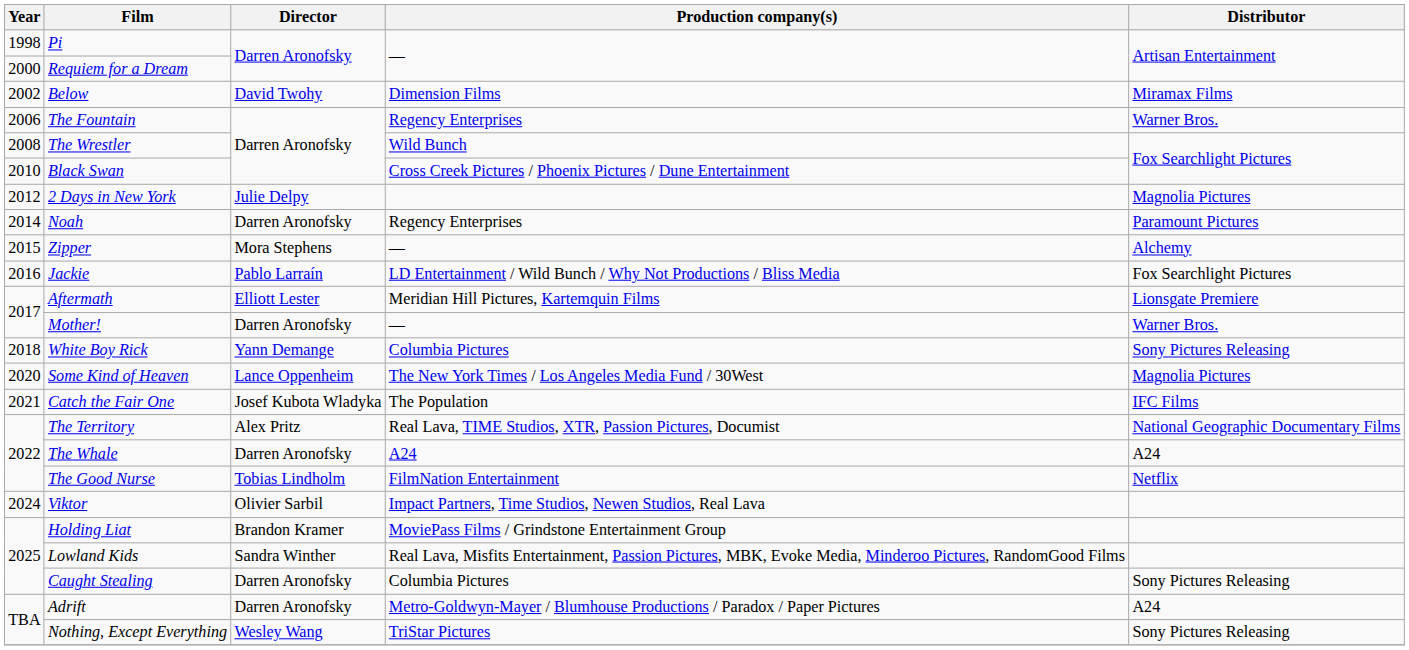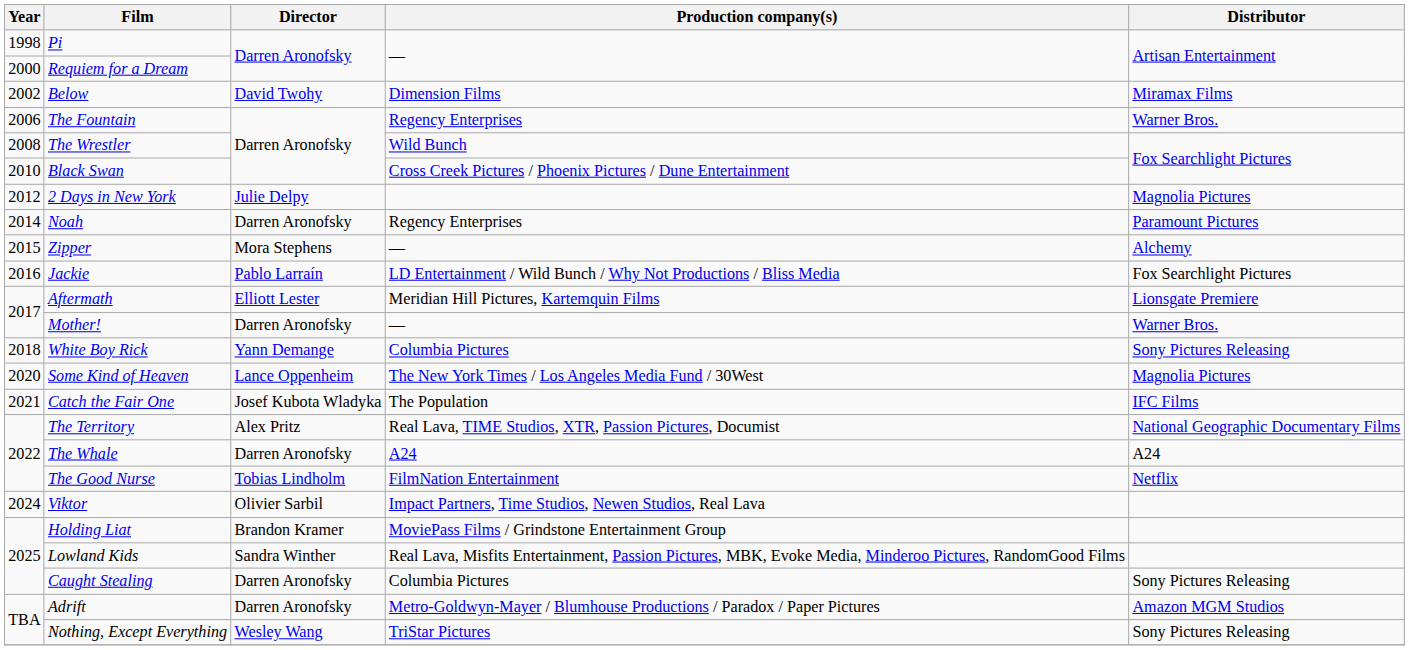(1146, 606) A24 -> (1208, 606) Amazon MGM Studios
